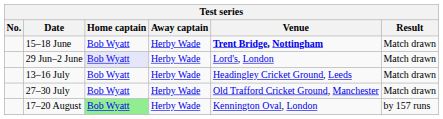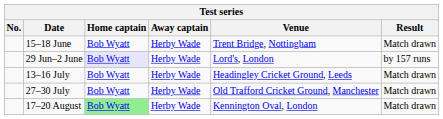(268, 43) bold -> (264, 43) normal
(410, 59) Match drawn -> (407, 59) by 157 runs
(407, 106) by 157 runs -> (410, 106) Match drawn
